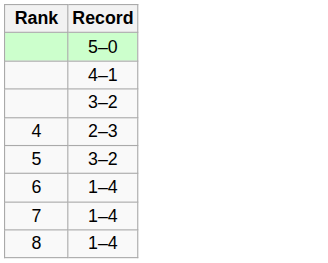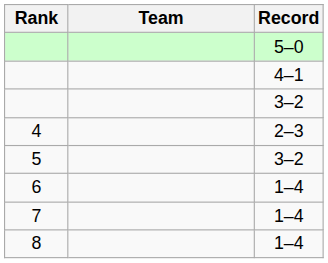+ column: (161, 18)
